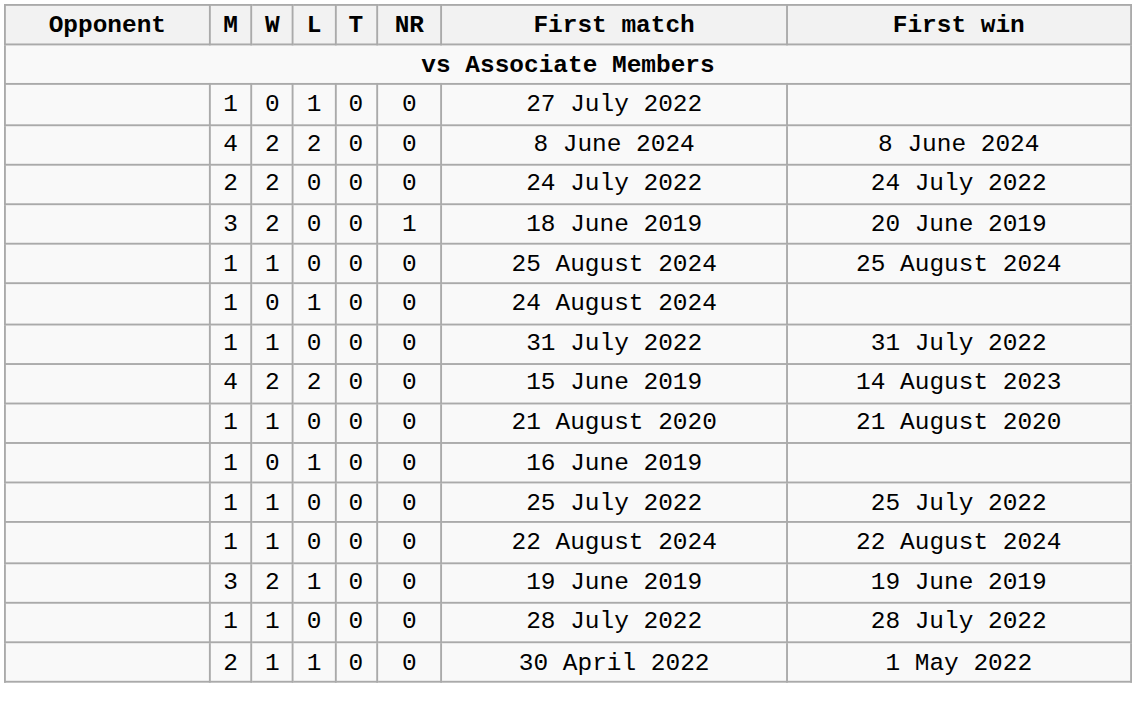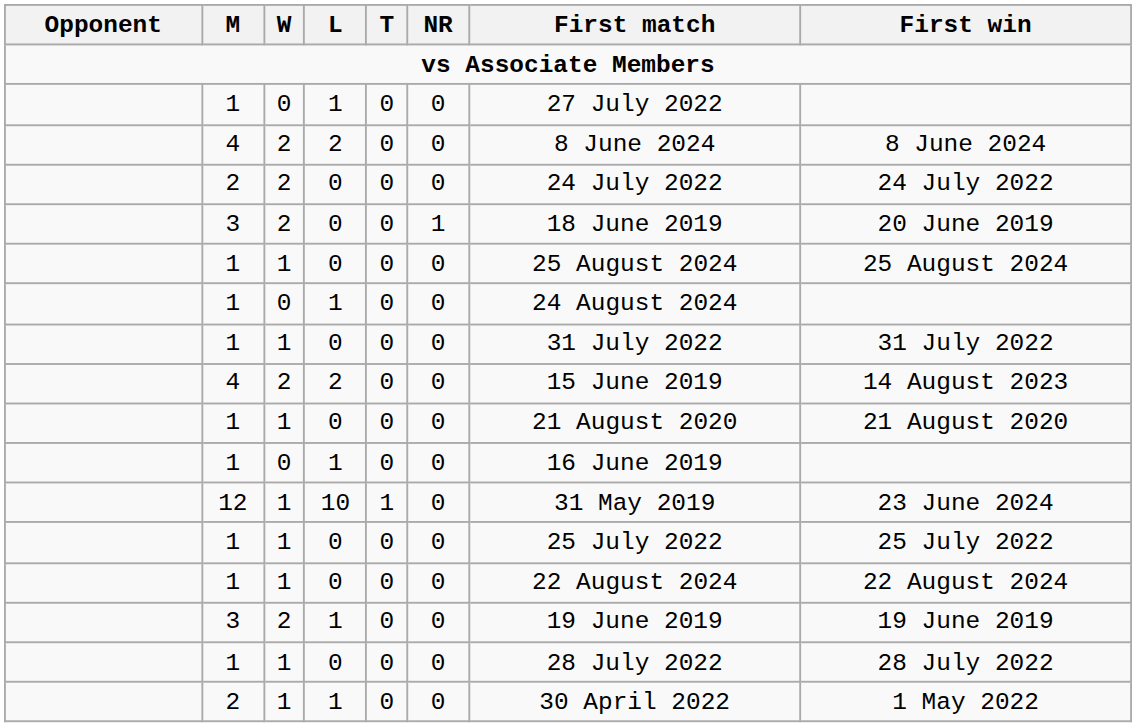+ row: (233, 503)
